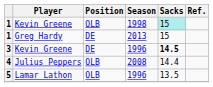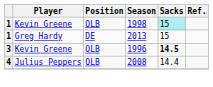(90, 50) DE -> (93, 50) OLB
- row: (43, 75)
